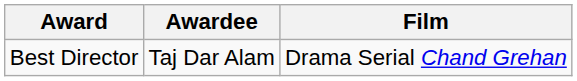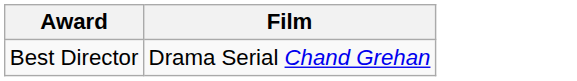- column: (212, 22)
